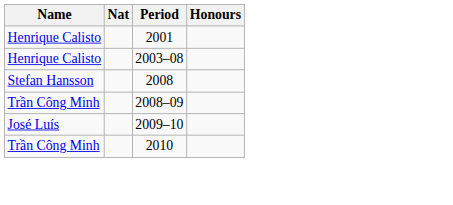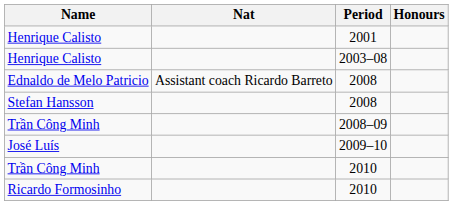+ row: (78, 80)
+ row: (64, 189)
